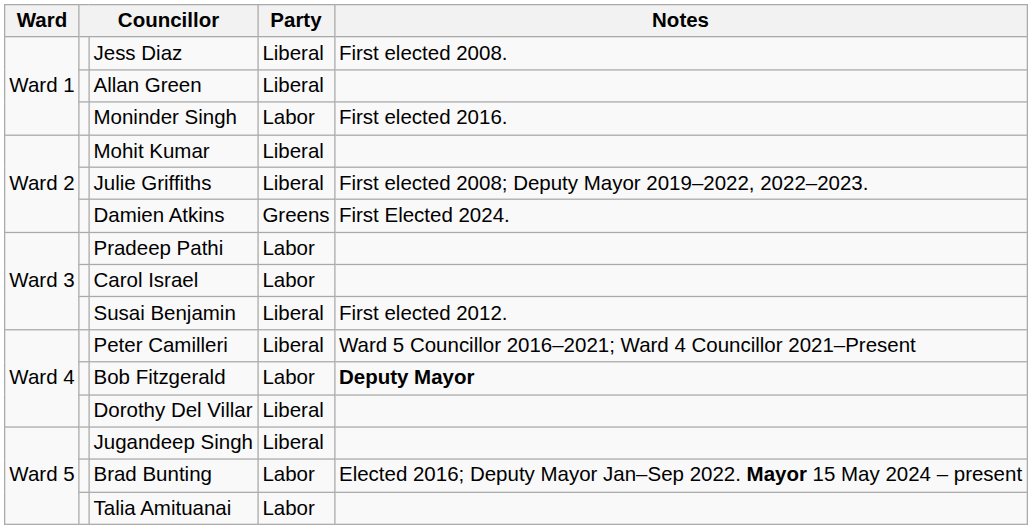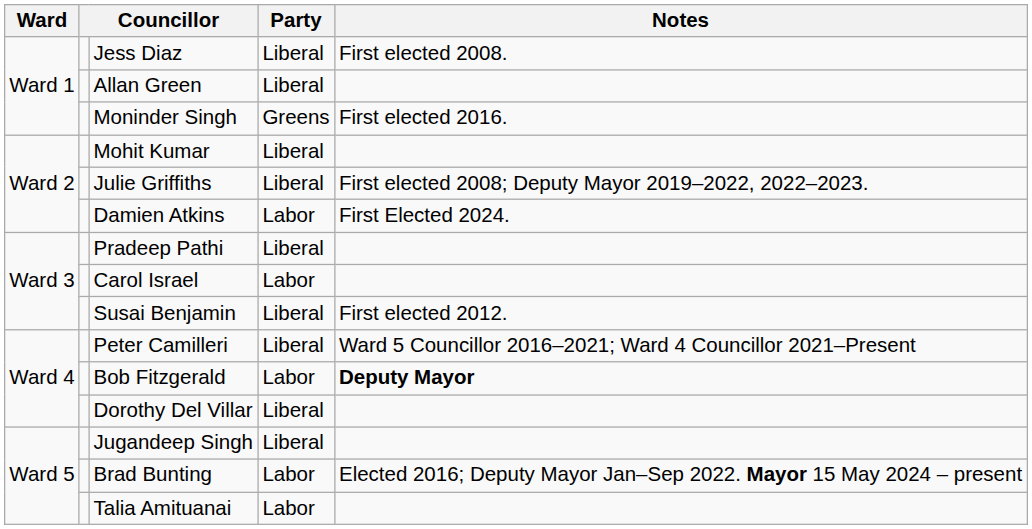(289, 118) Labor -> (296, 118) Greens
(296, 215) Greens -> (289, 215) Labor
(289, 248) Labor -> (293, 248) Liberal
